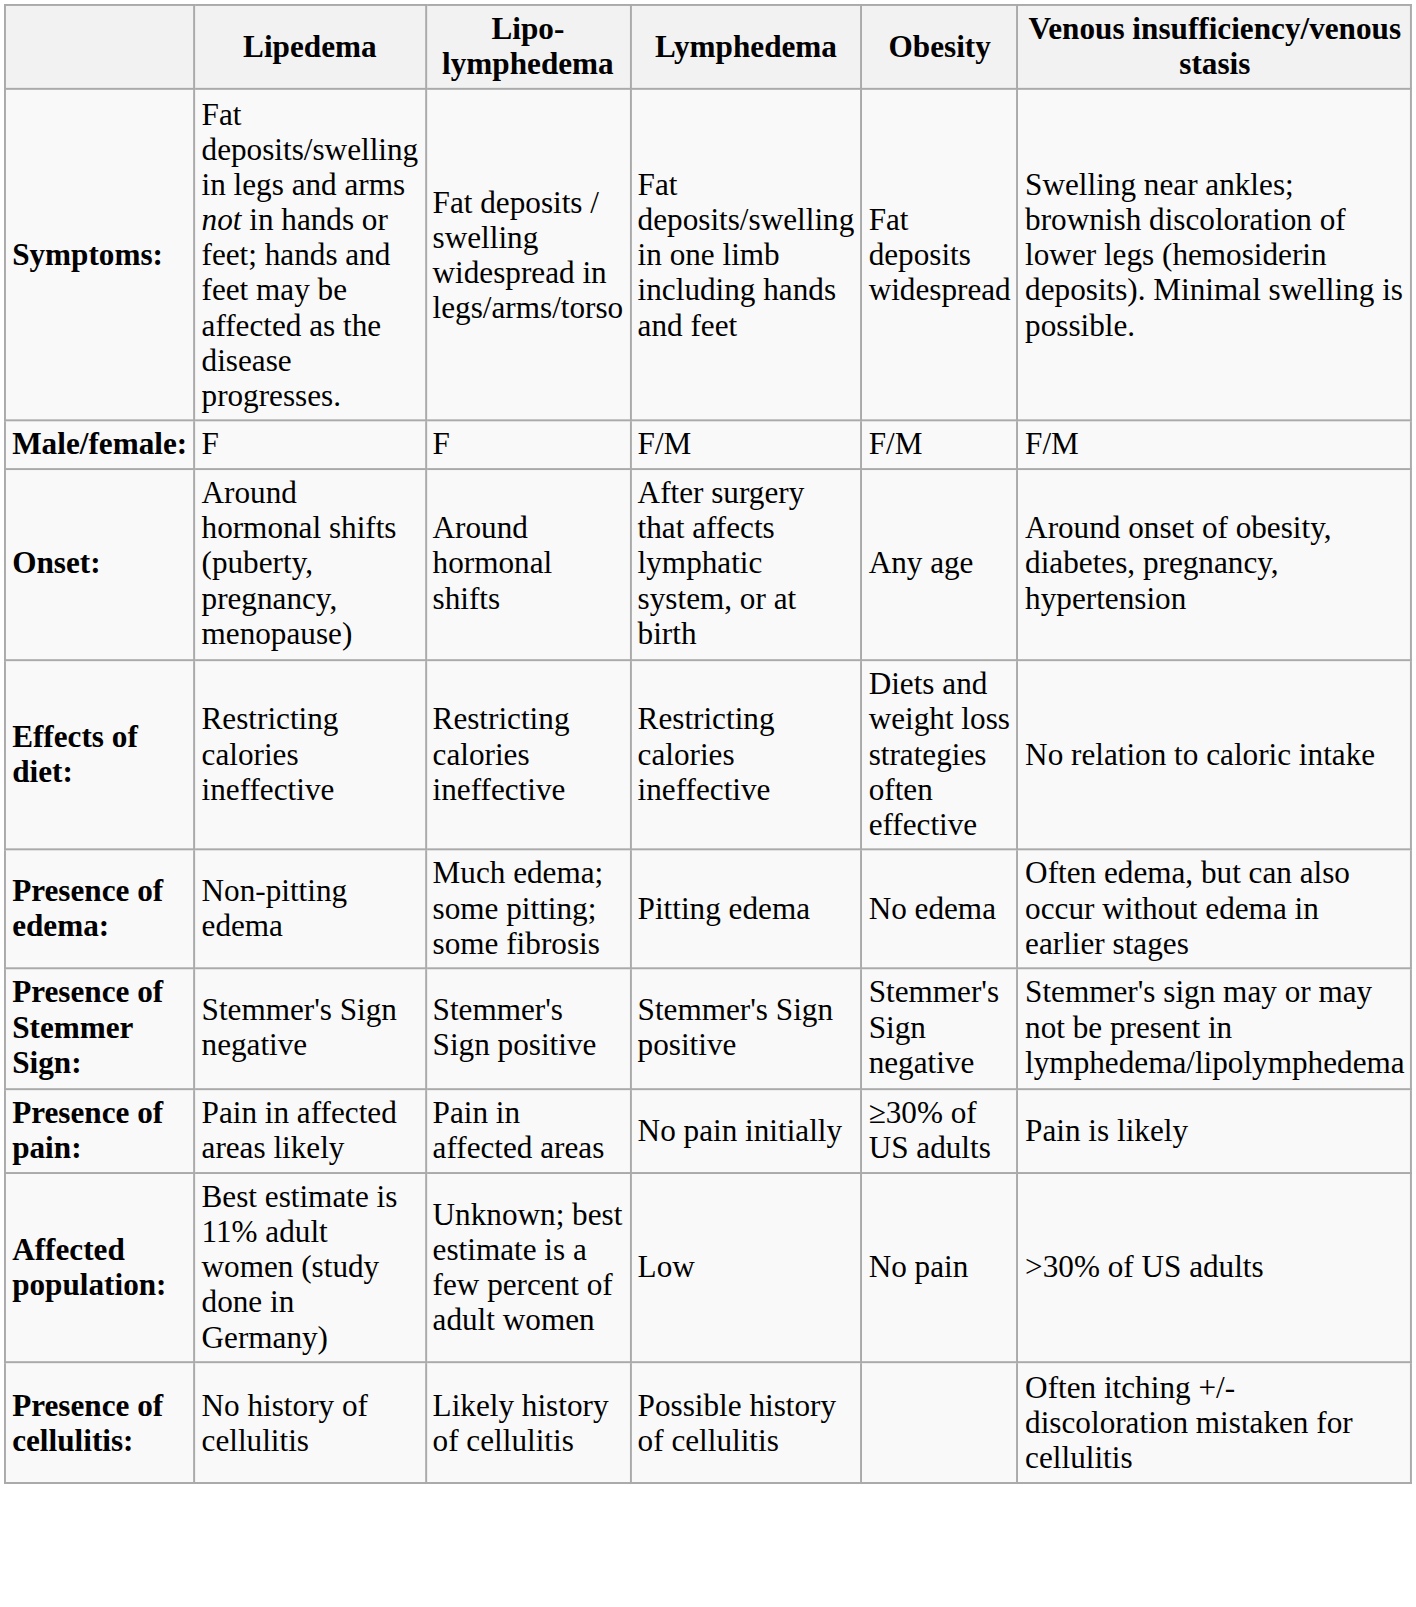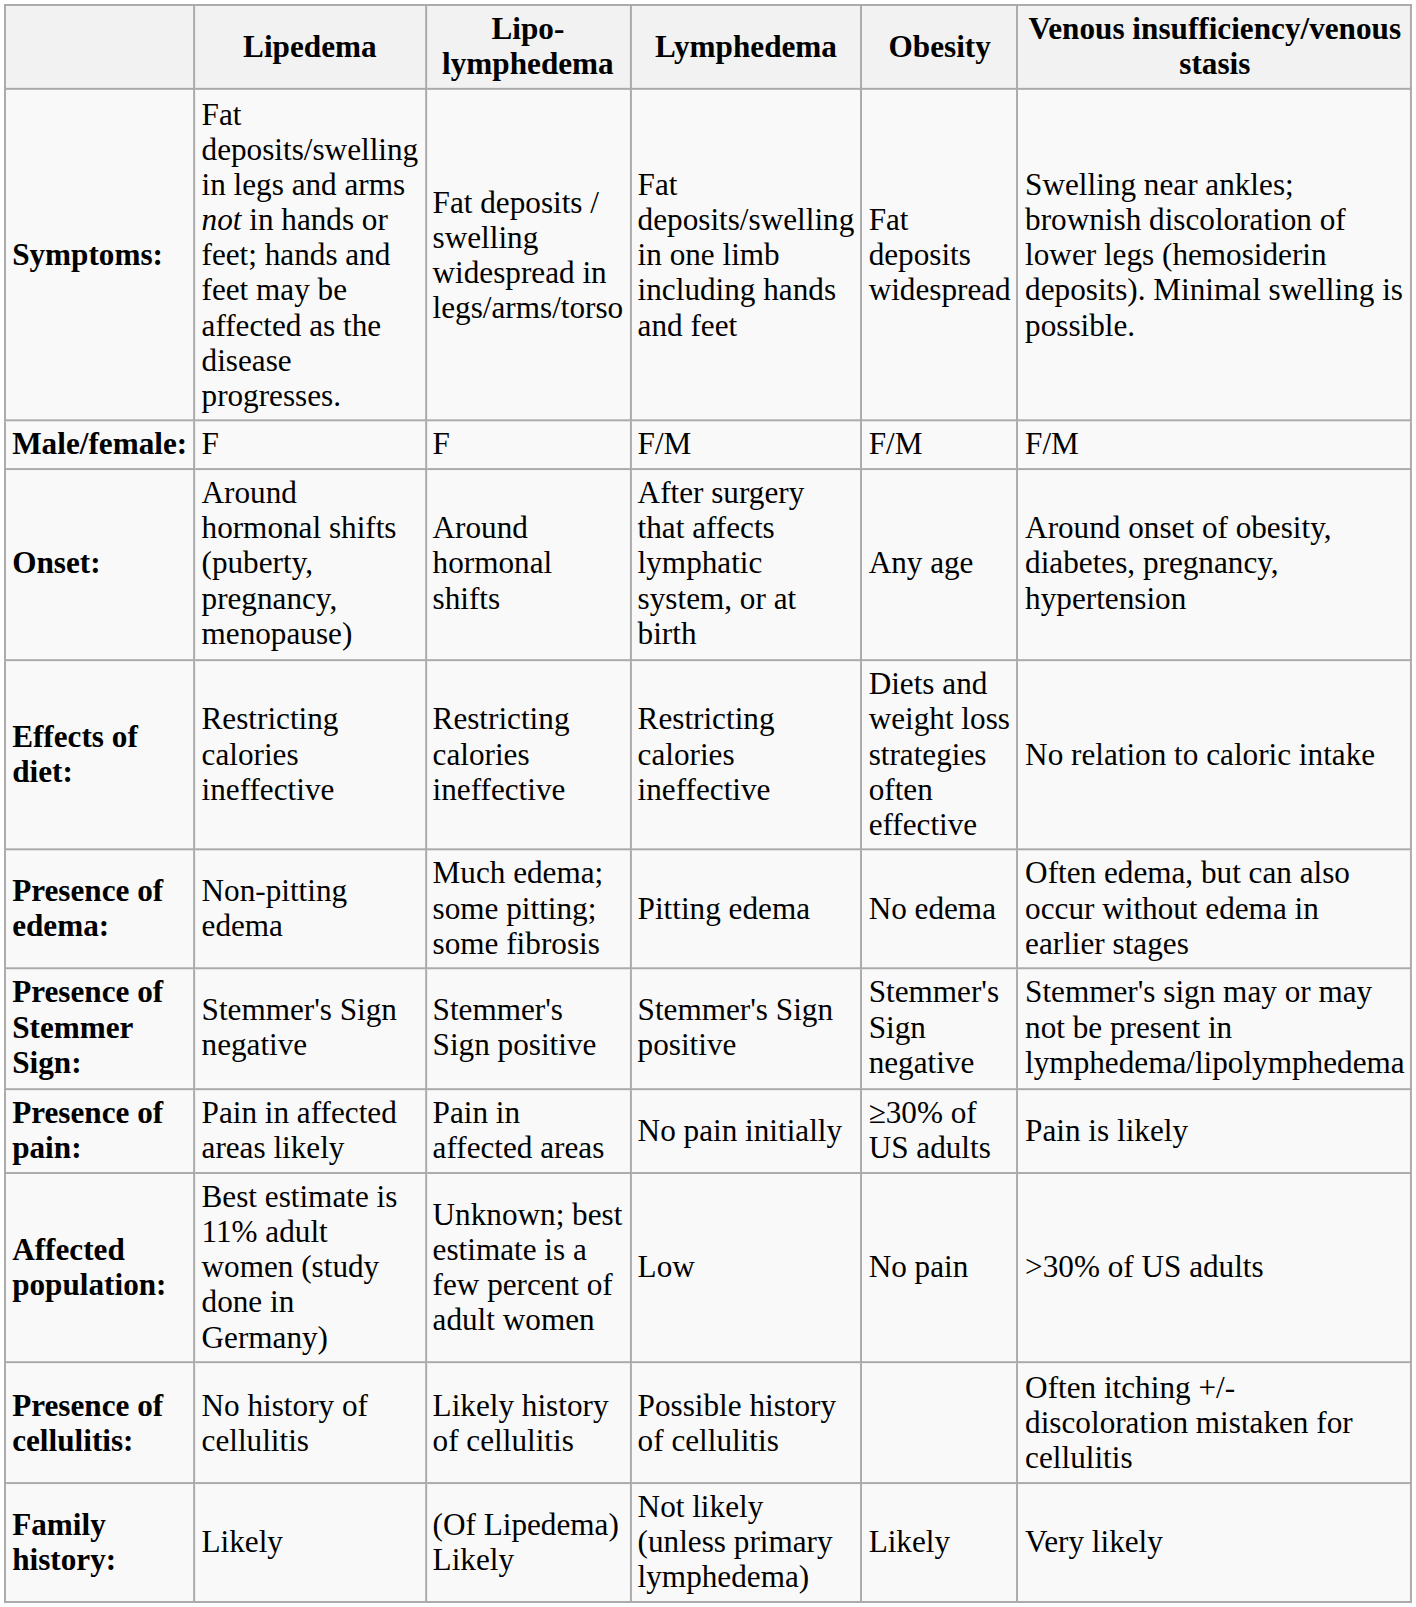+ row: (64, 1541)
